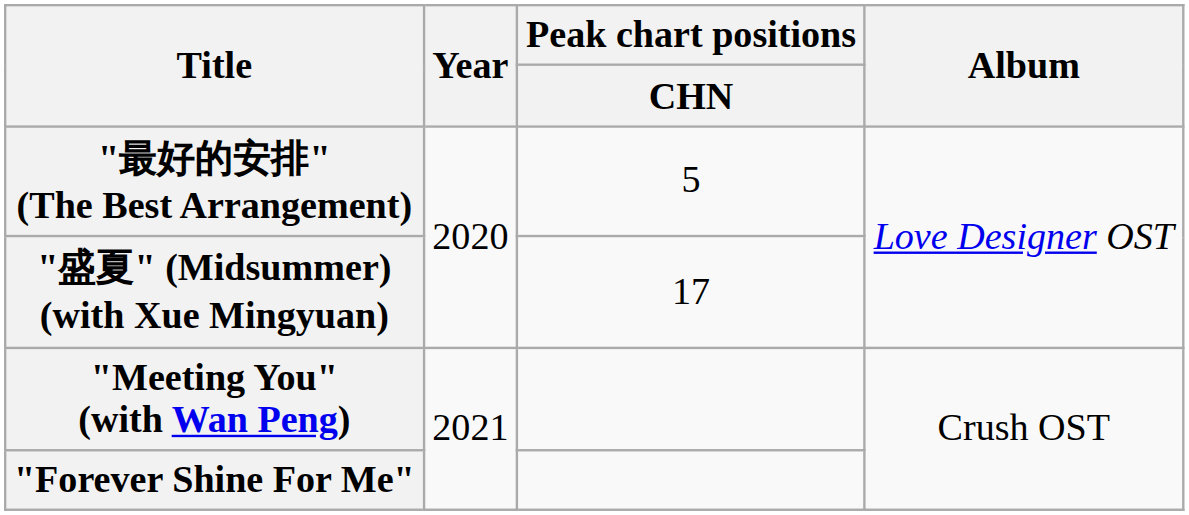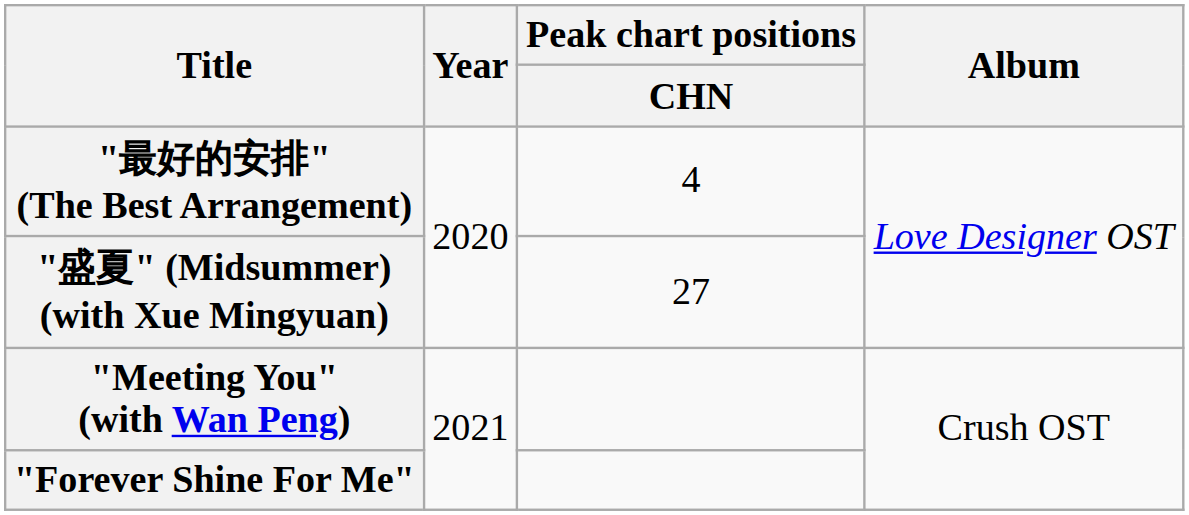(691, 180) 5 -> (691, 180) 4
(691, 290) 17 -> (691, 290) 27
